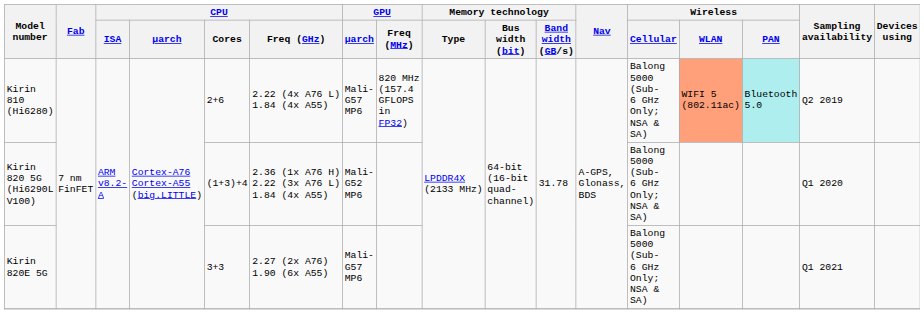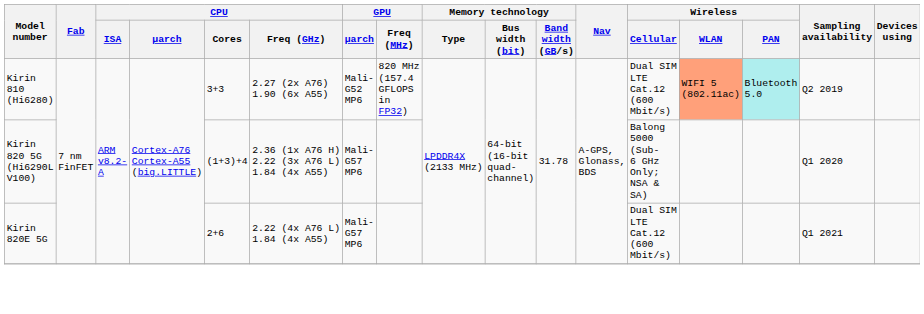(215, 100) 2+6 -> (215, 89) 3+3
(296, 100) 2.22 (4x A76 L) 1.84 (4x A55) -> (290, 89) 2.27 (2x A76) 1.90 (6x A55)
(359, 100) Mali-G57 MP6 -> (359, 89) Mali-G52 MP6
(648, 100) Balong 5000 (Sub-6 GHz Only; NSA & SA) -> (653, 89) Dual SIM LTE Cat.12 (600 Mbit/s)
(359, 184) Mali-G52 MP6 -> (359, 161) Mali-G57 MP6
(215, 267) 3+3 -> (215, 233) 2+6
(290, 267) 2.27 (2x A76) 1.90 (6x A55) -> (296, 233) 2.22 (4x A76 L) 1.84 (4x A55)
(648, 267) Balong 5000 (Sub-6 GHz Only; NSA & SA) -> (653, 233) Dual SIM LTE Cat.12 (600 Mbit/s)
